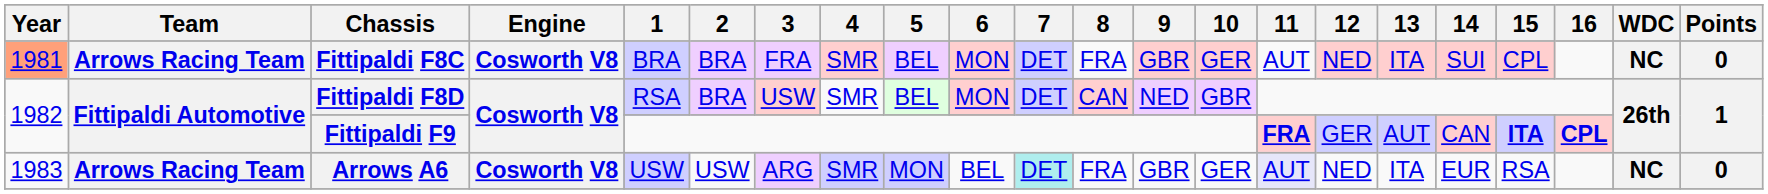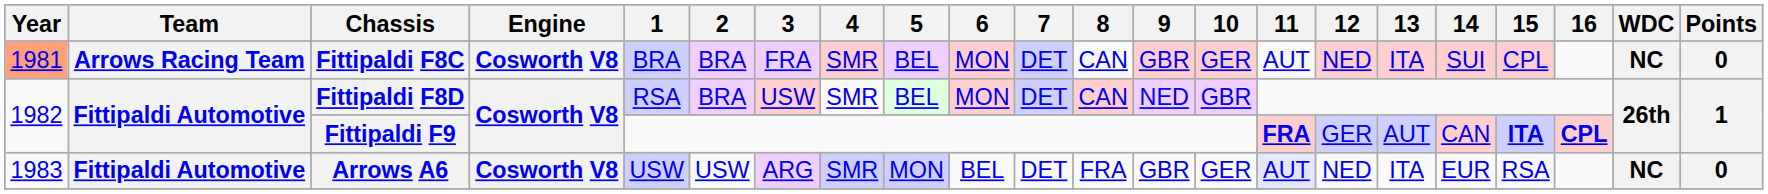(1103, 60) FRA -> (1103, 60) CAN
(189, 170) Arrows Racing Team -> (189, 170) Fittipaldi Automotive
(1044, 170) paleturquoise background -> (1044, 170) no background
